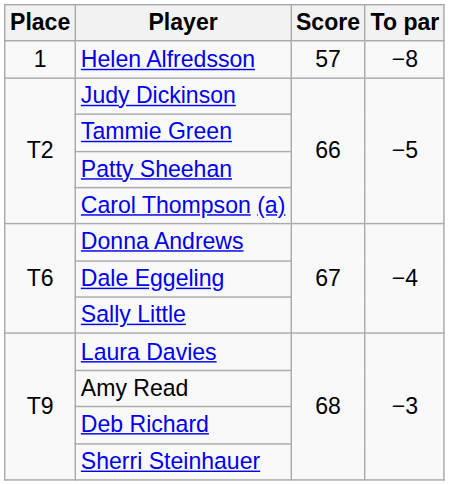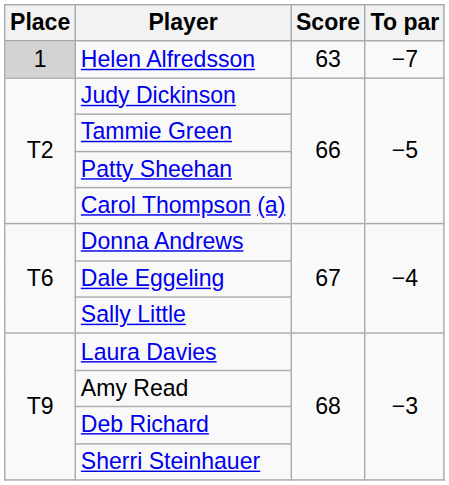(40, 59) no background -> (40, 59) lightgrey background
(328, 59) 57 -> (328, 59) 63
(405, 59) −8 -> (405, 59) −7
